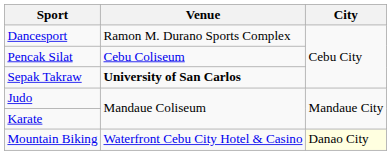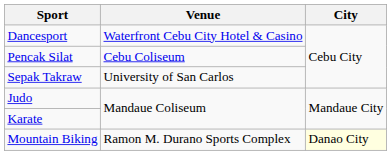(197, 35) Ramon M. Durano Sports Complex -> (203, 35) Waterfront Cebu City Hotel & Casino
(172, 77) bold -> (169, 77) normal
(203, 139) Waterfront Cebu City Hotel & Casino -> (197, 139) Ramon M. Durano Sports Complex
